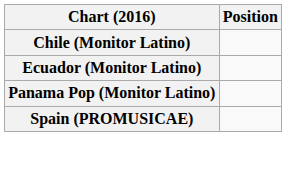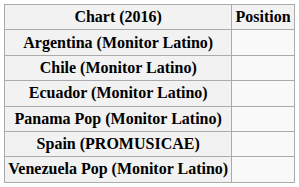+ row: (118, 42)
+ row: (118, 169)
